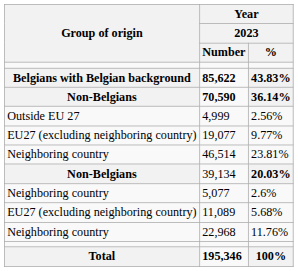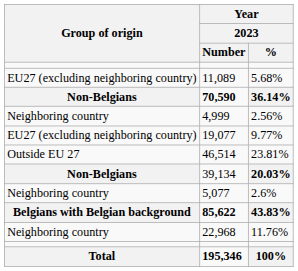rows swapped: (219, 77) <-> (219, 212)
(43, 116) Outside EU 27 -> (58, 116) Neighboring country
(58, 154) Neighboring country -> (43, 154) Outside EU 27
